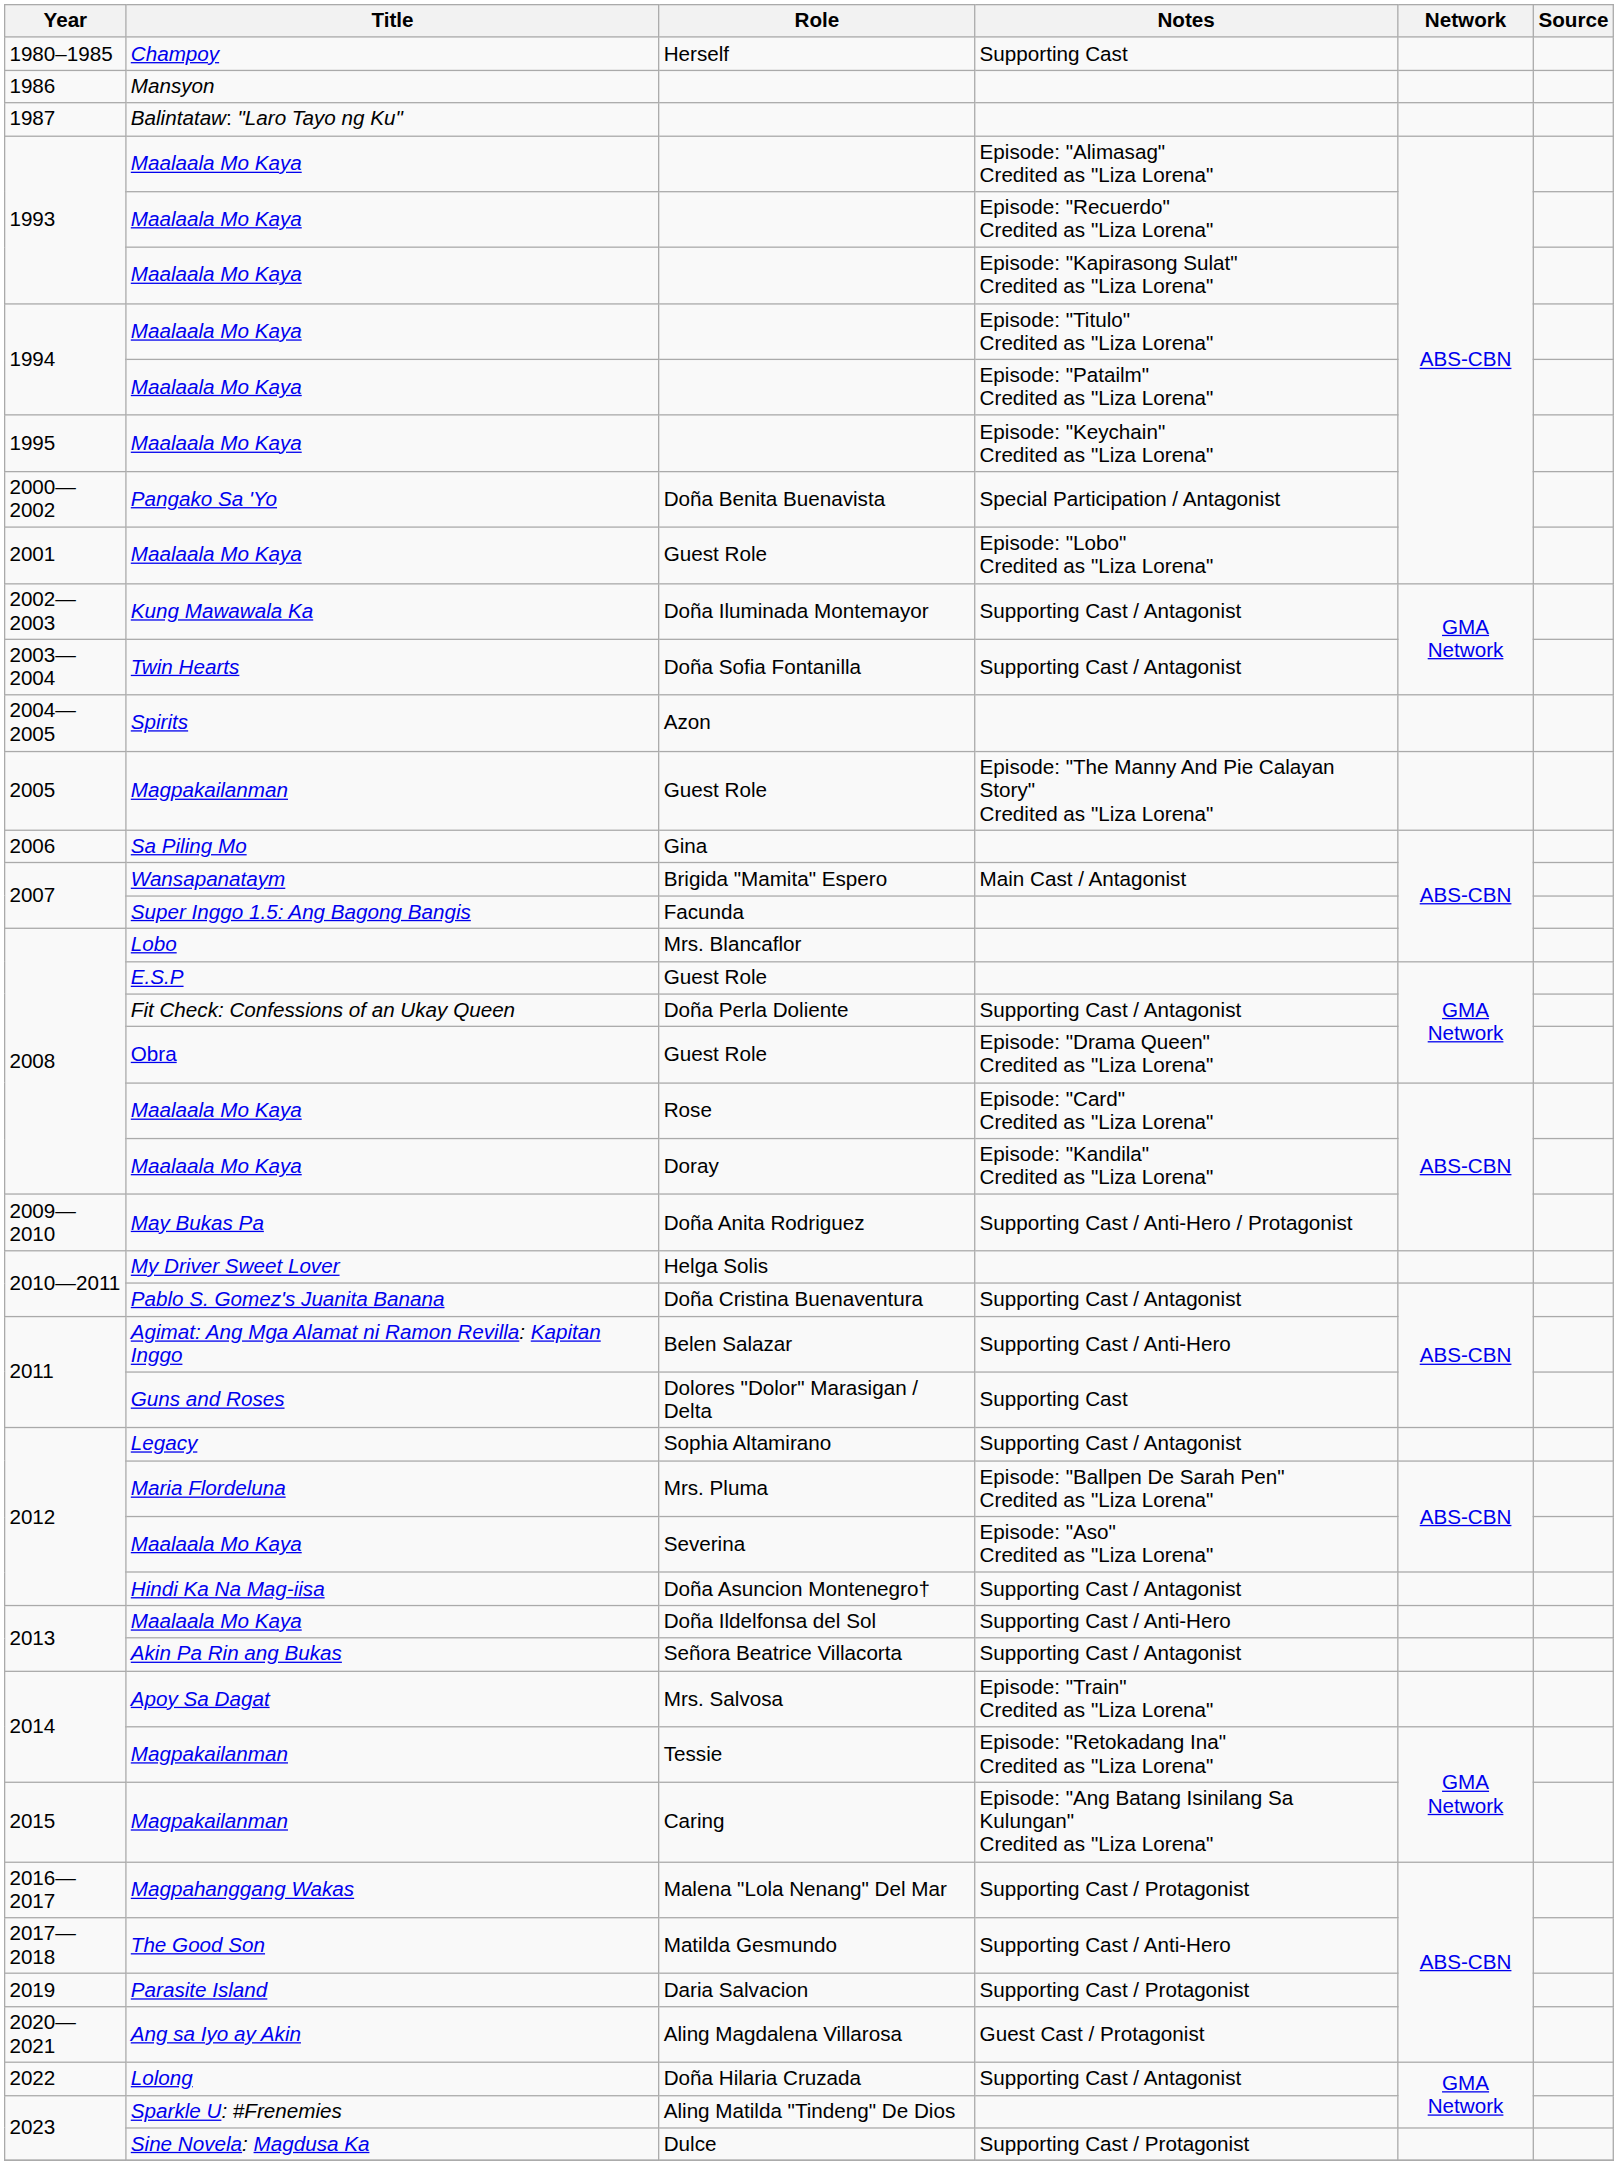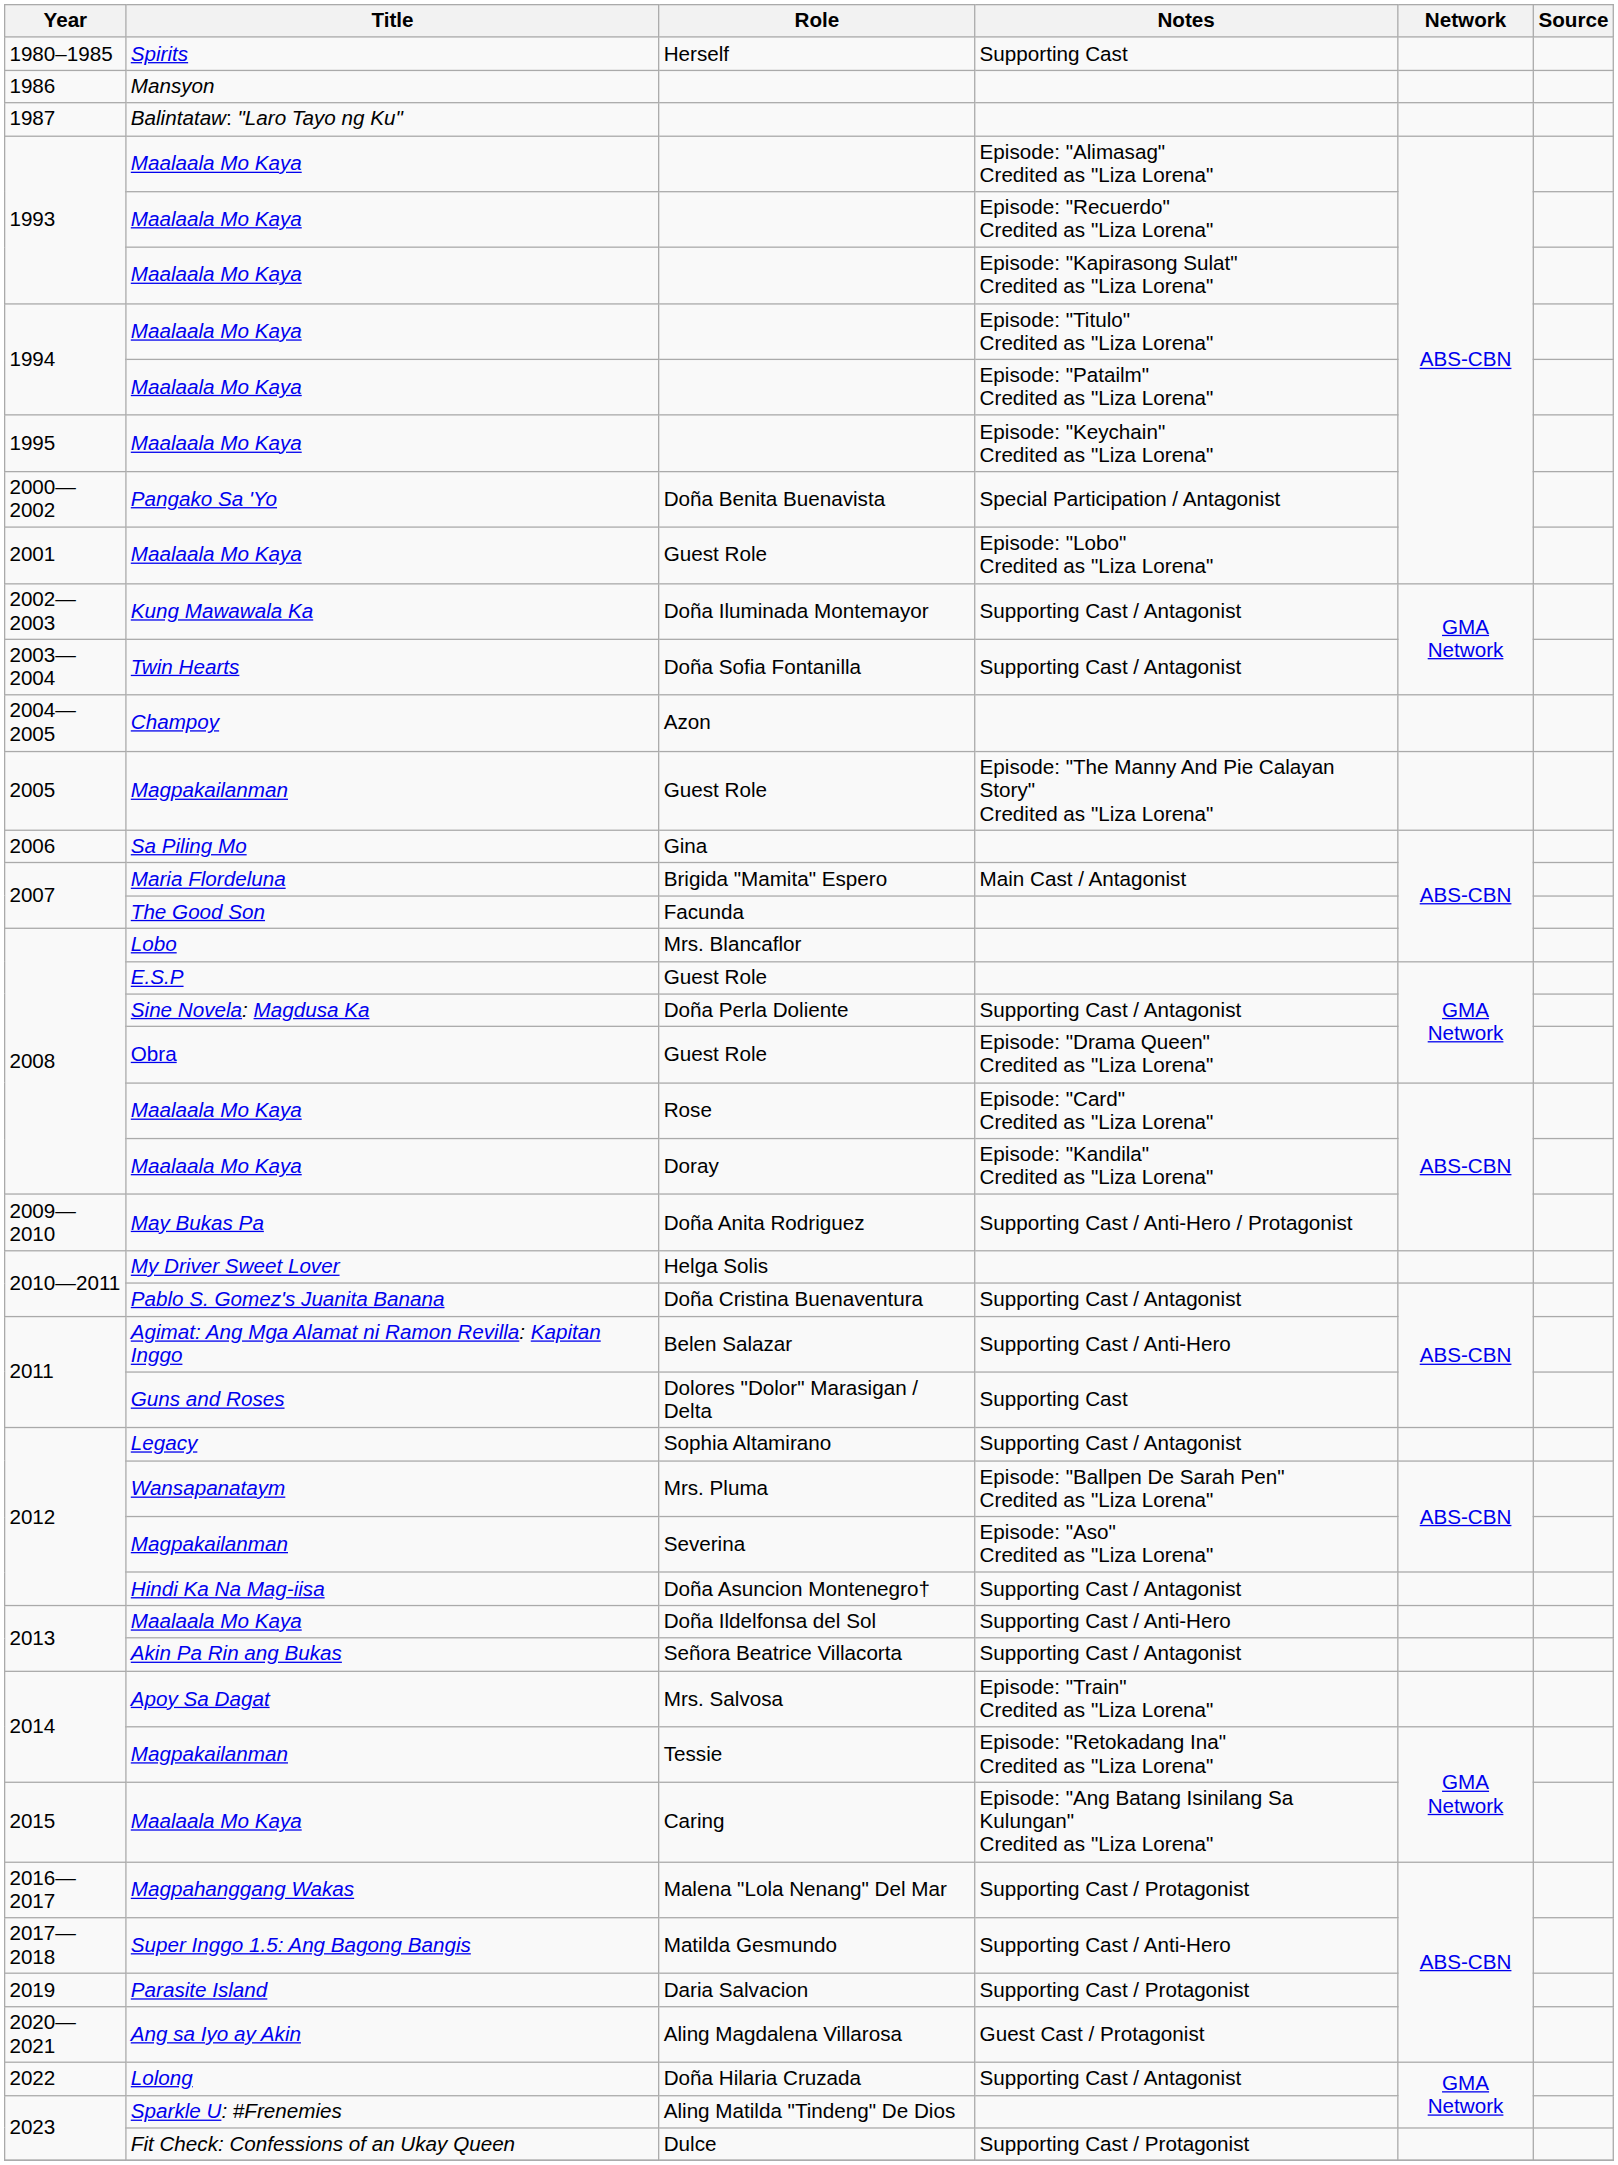(175, 53) Champoy -> (159, 53) Spirits
(159, 722) Spirits -> (175, 722) Champoy
(208, 879) Wansapanataym -> (208, 879) Maria Flordeluna
(301, 911) Super Inggo 1.5: Ang Bagong Bangis -> (198, 911) The Good Son
(323, 1010) Fit Check: Confessions of an Ukay Queen -> (250, 1010) Sine Novela: Magdusa Ka
(208, 1488) Maria Flordeluna -> (208, 1488) Wansapanataym
(216, 1544) Maalaala Mo Kaya -> (209, 1544) Magpakailanman
(209, 1822) Magpakailanman -> (216, 1822) Maalaala Mo Kaya
(198, 1945) The Good Son -> (301, 1945) Super Inggo 1.5: Ang Bagong Bangis
(250, 2144) Sine Novela: Magdusa Ka -> (323, 2144) Fit Check: Confessions of an Ukay Queen
